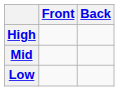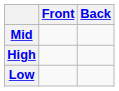rows swapped: (22, 34) <-> (22, 55)
